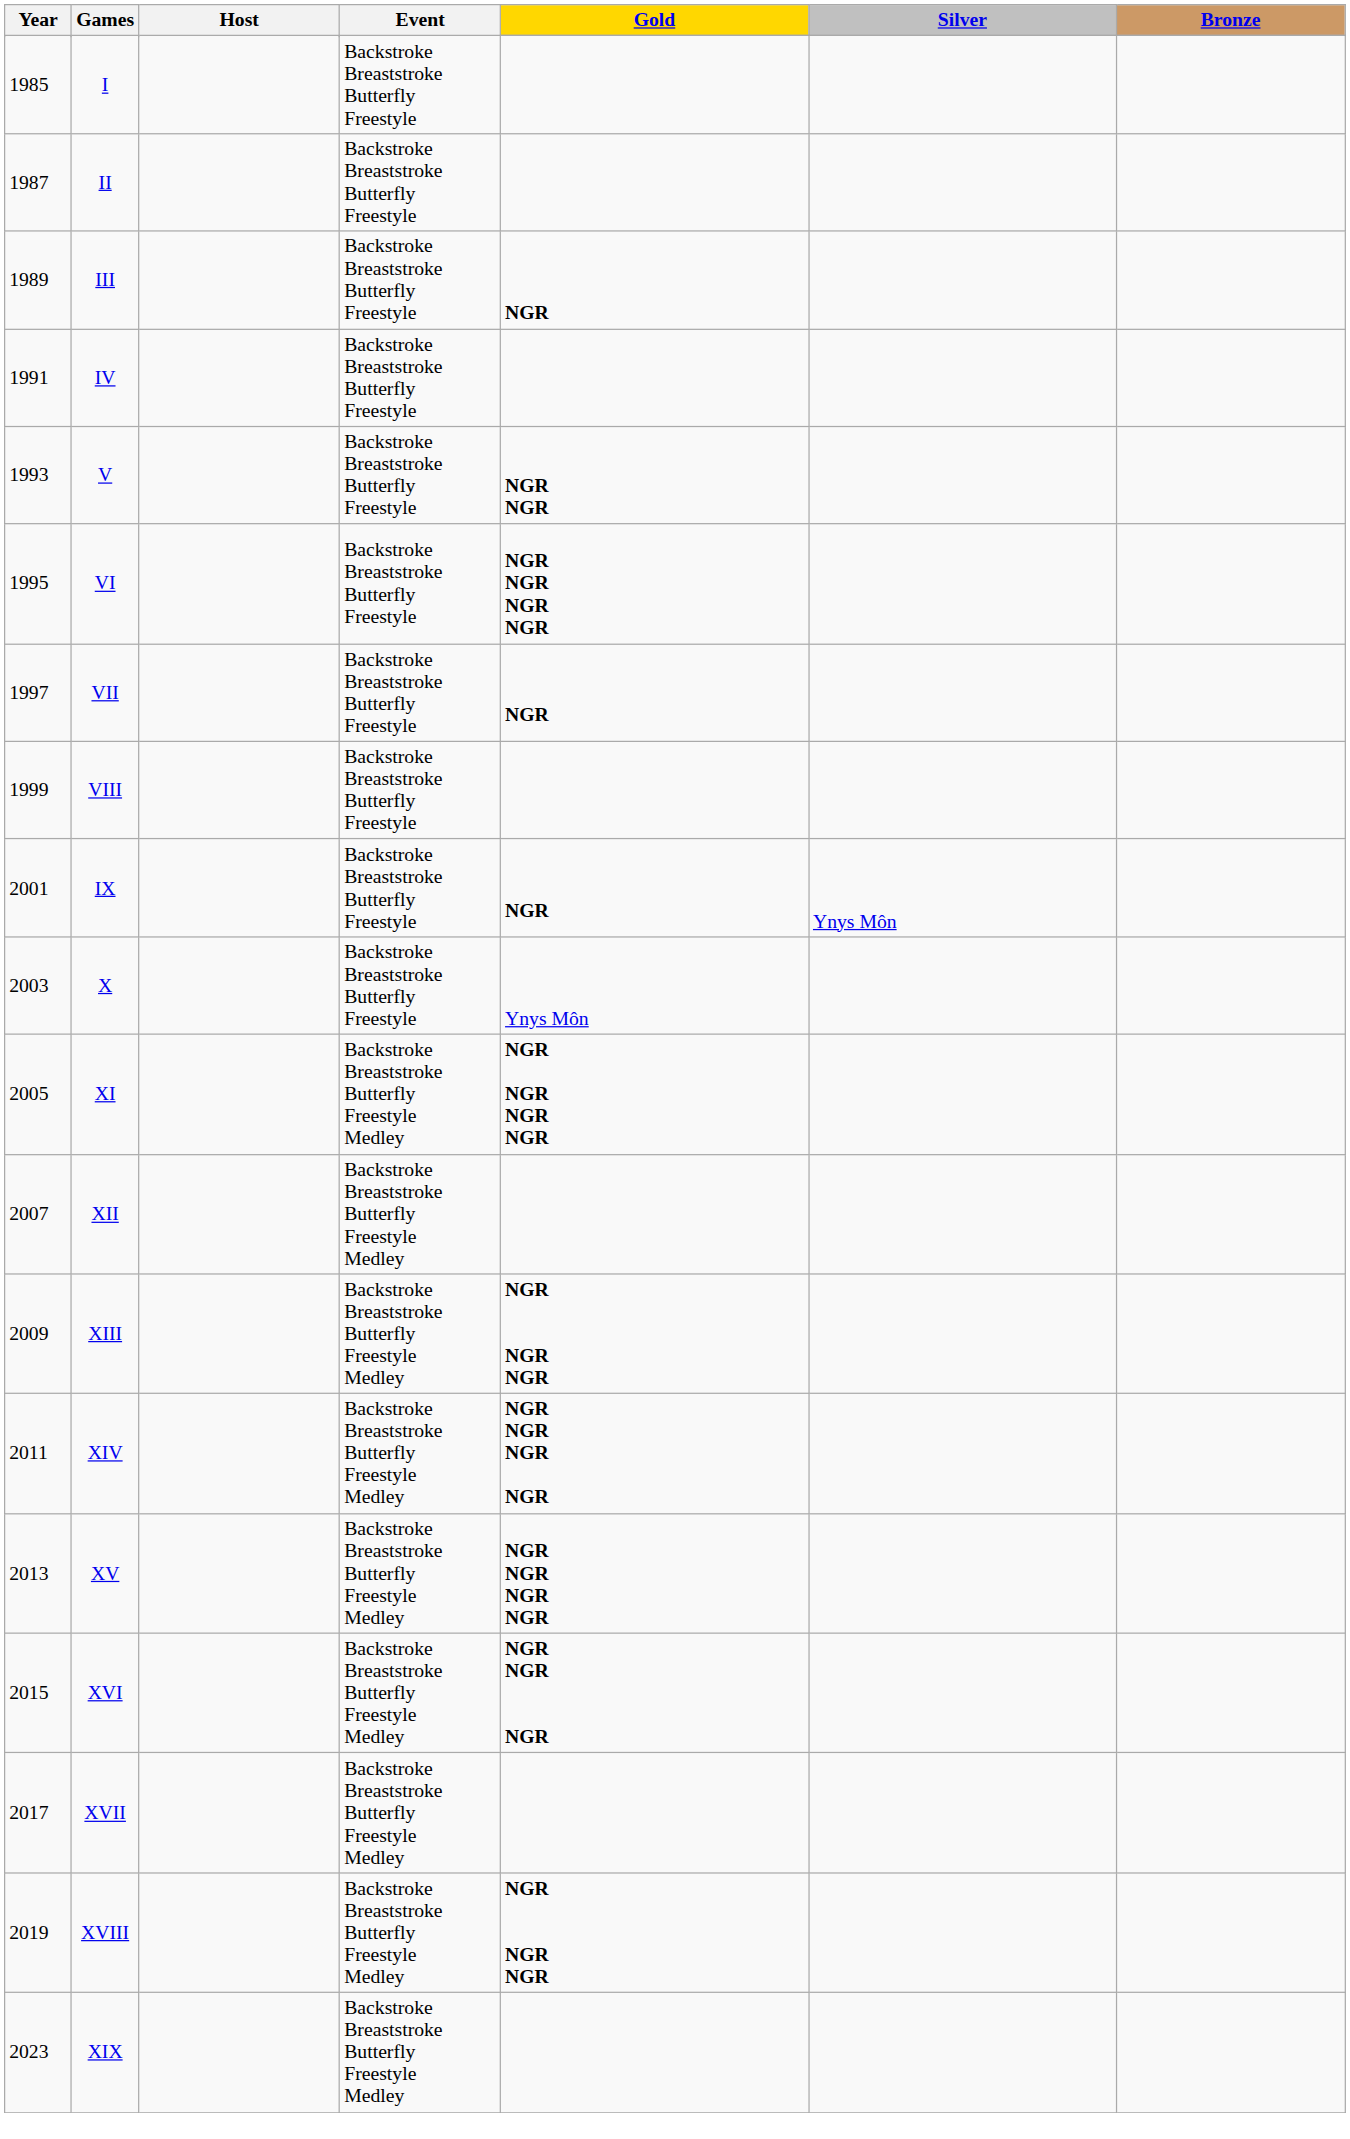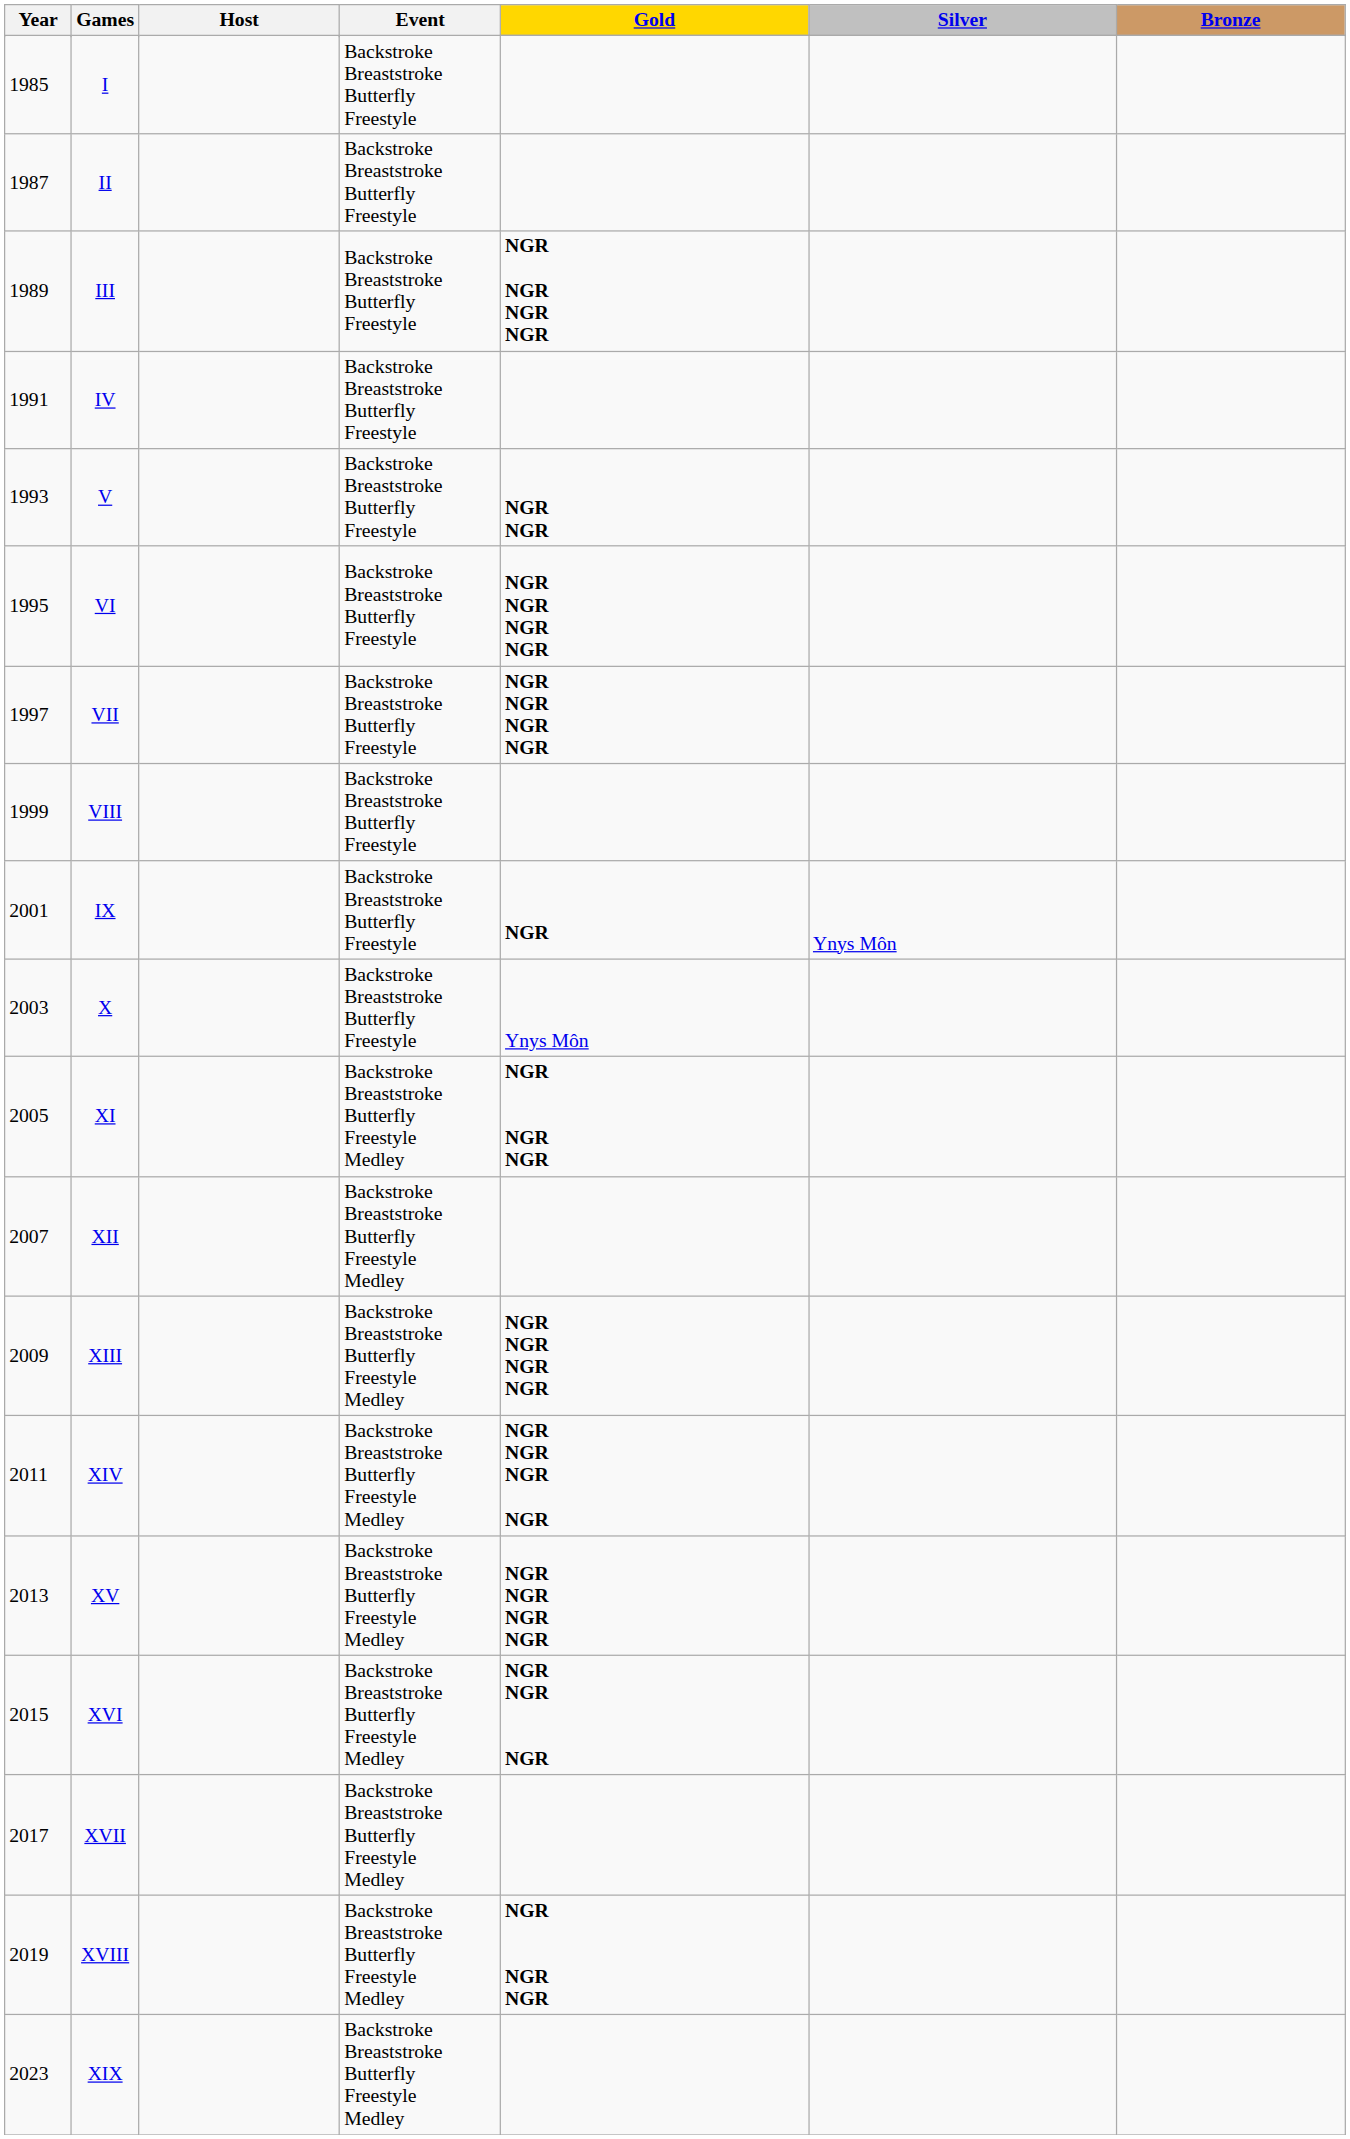(527, 312) NGR -> (527, 290) NGR NGR NGR NGR
(527, 714) NGR -> (527, 714) NGR NGR NGR NGR
(527, 1094) NGR NGR NGR NGR -> (527, 1116) NGR NGR NGR
(527, 1333) NGR NGR NGR -> (527, 1355) NGR NGR NGR NGR
